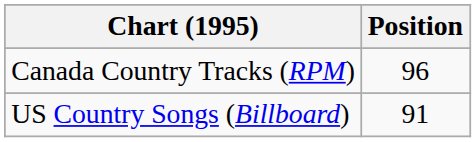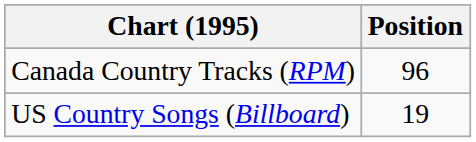(415, 114) 91 -> (415, 114) 19
